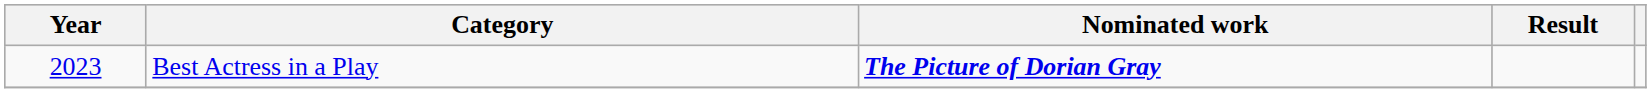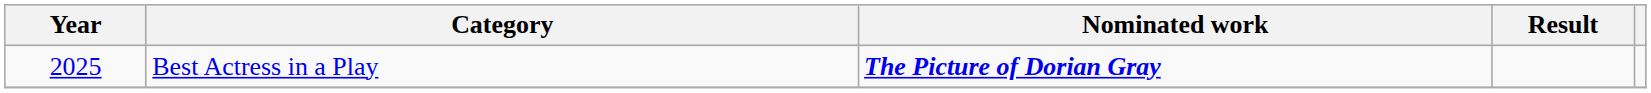(76, 66) 2023 -> (76, 66) 2025
